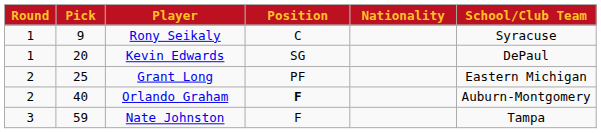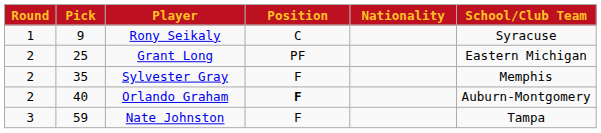- row: (175, 56)
+ row: (175, 76)
